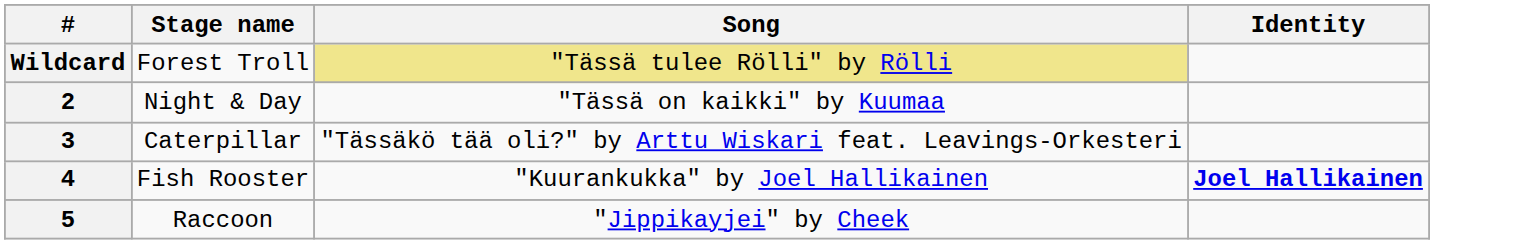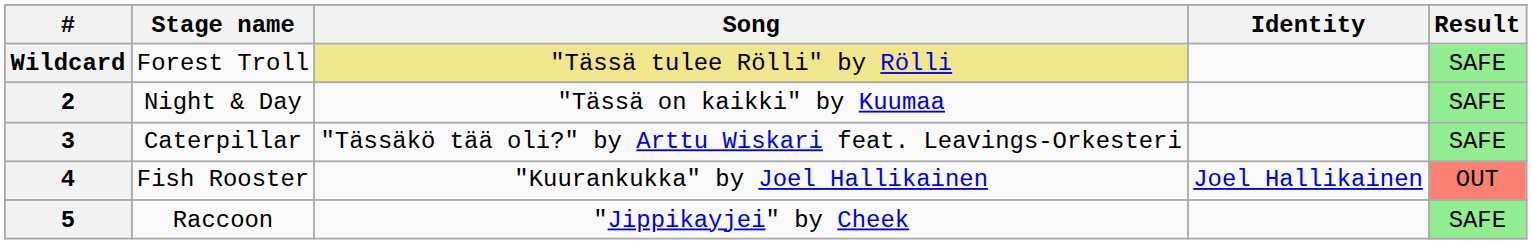+ column: (1477, 24)
(1308, 180) bold -> (1308, 180) normal
